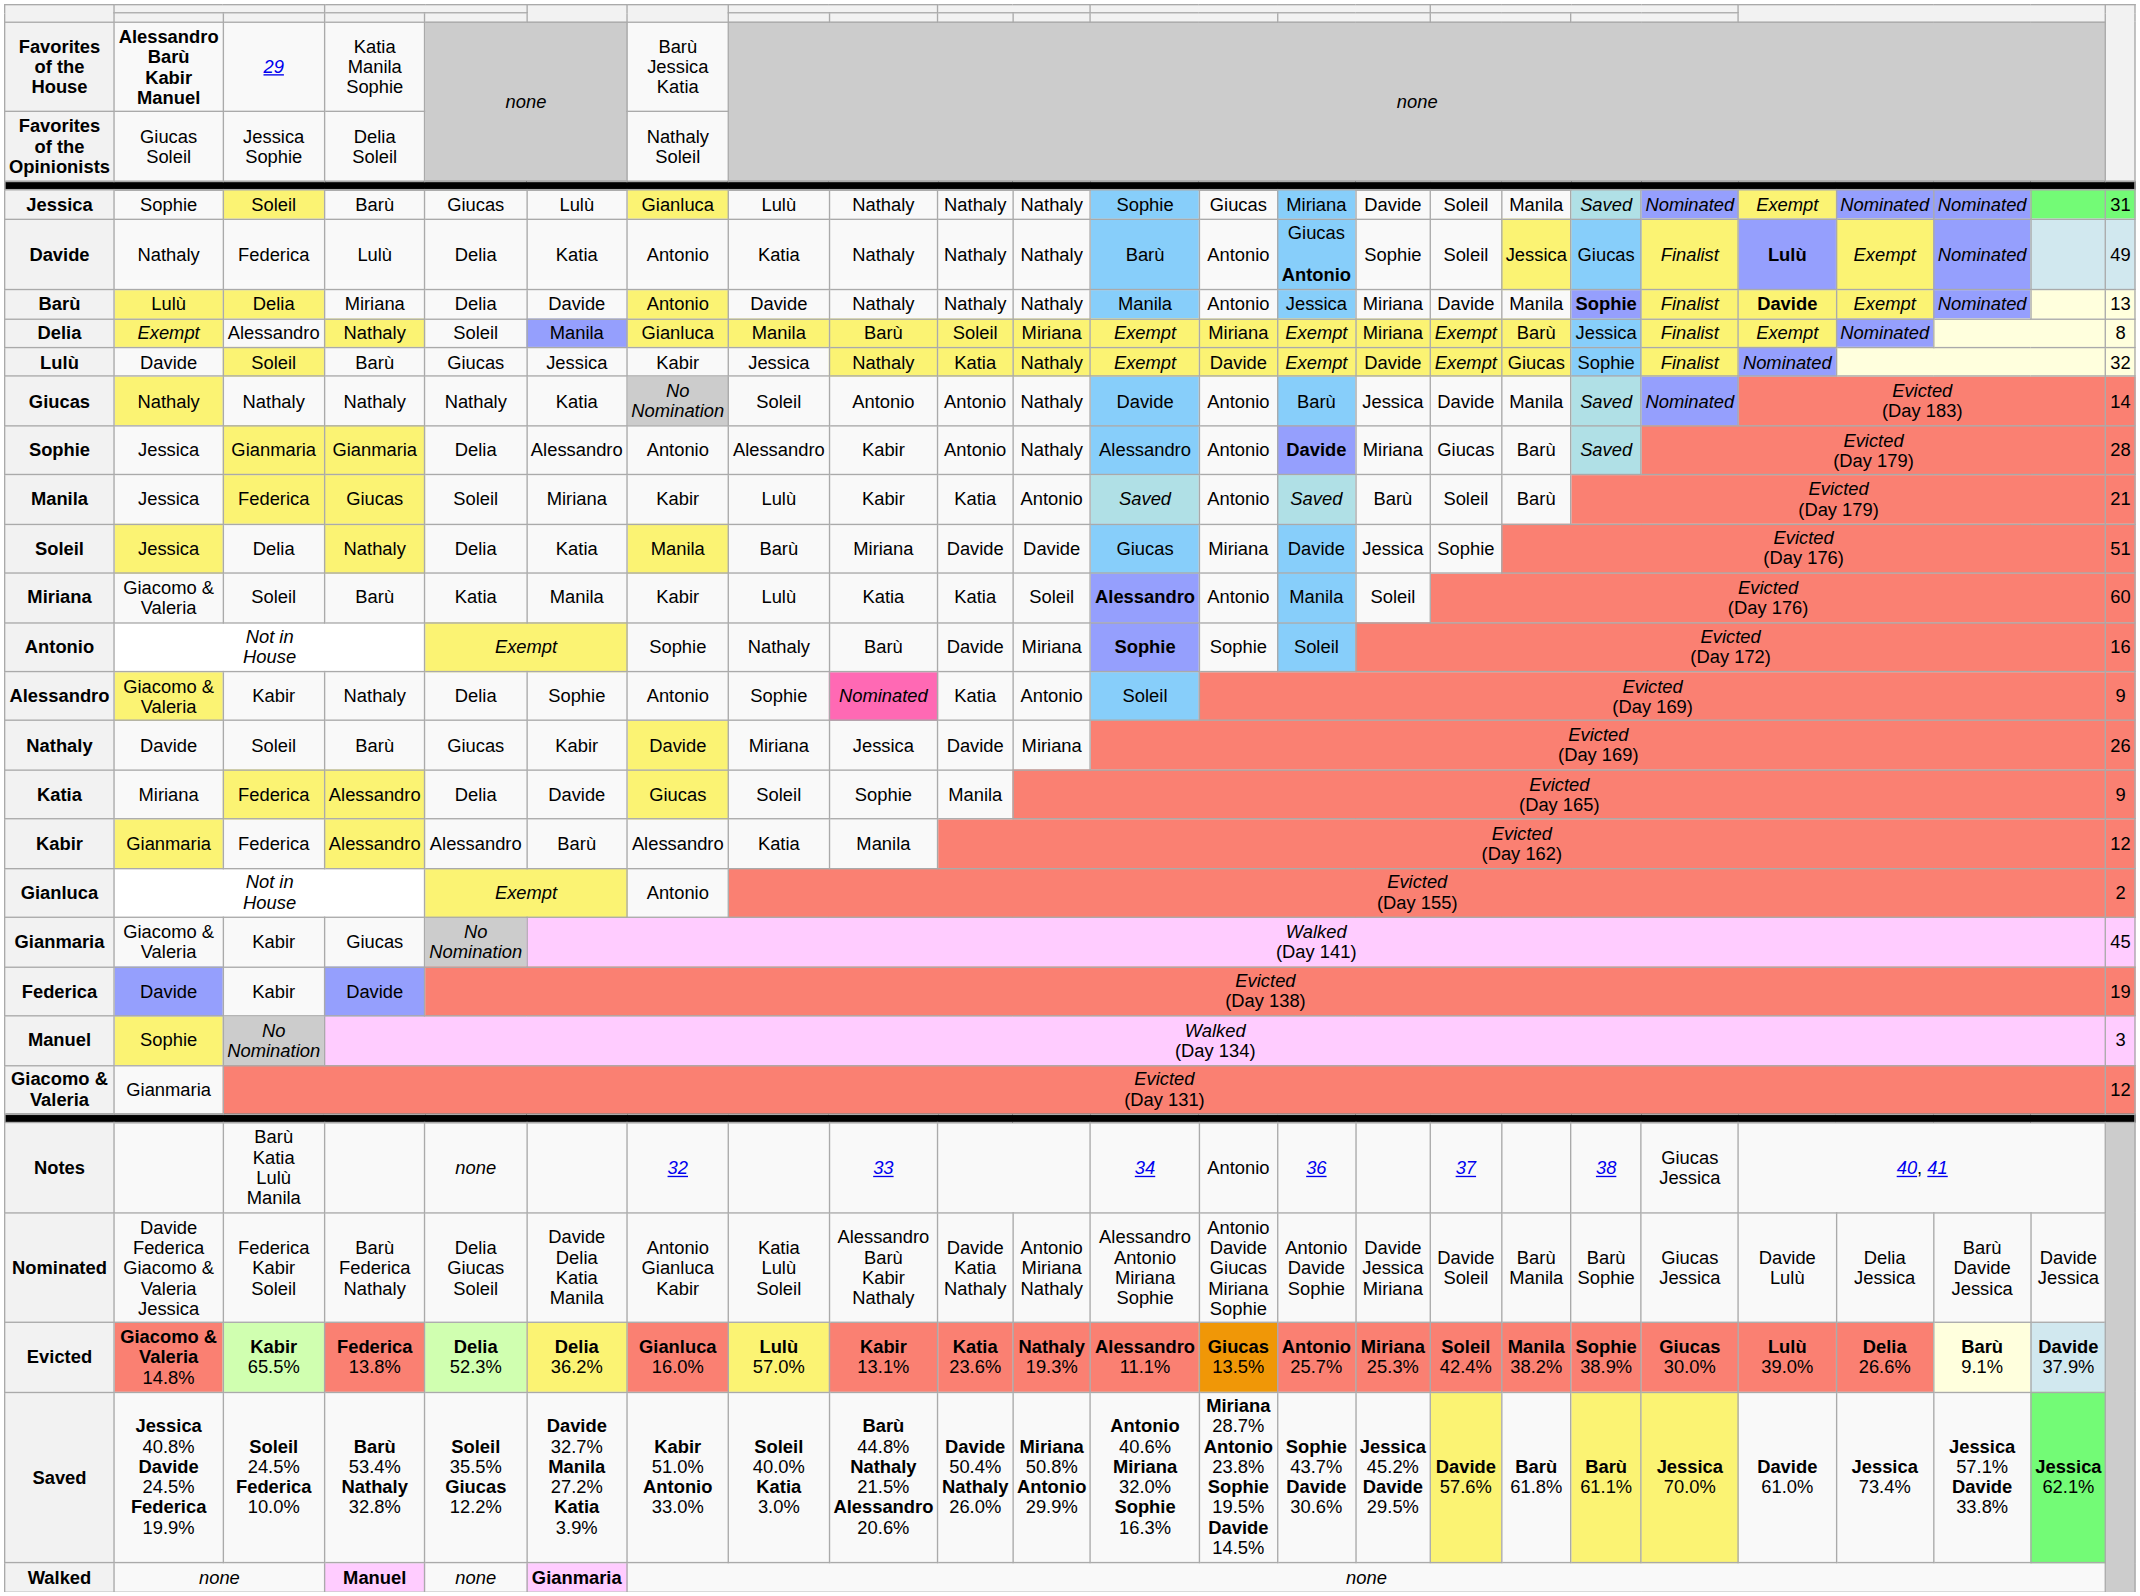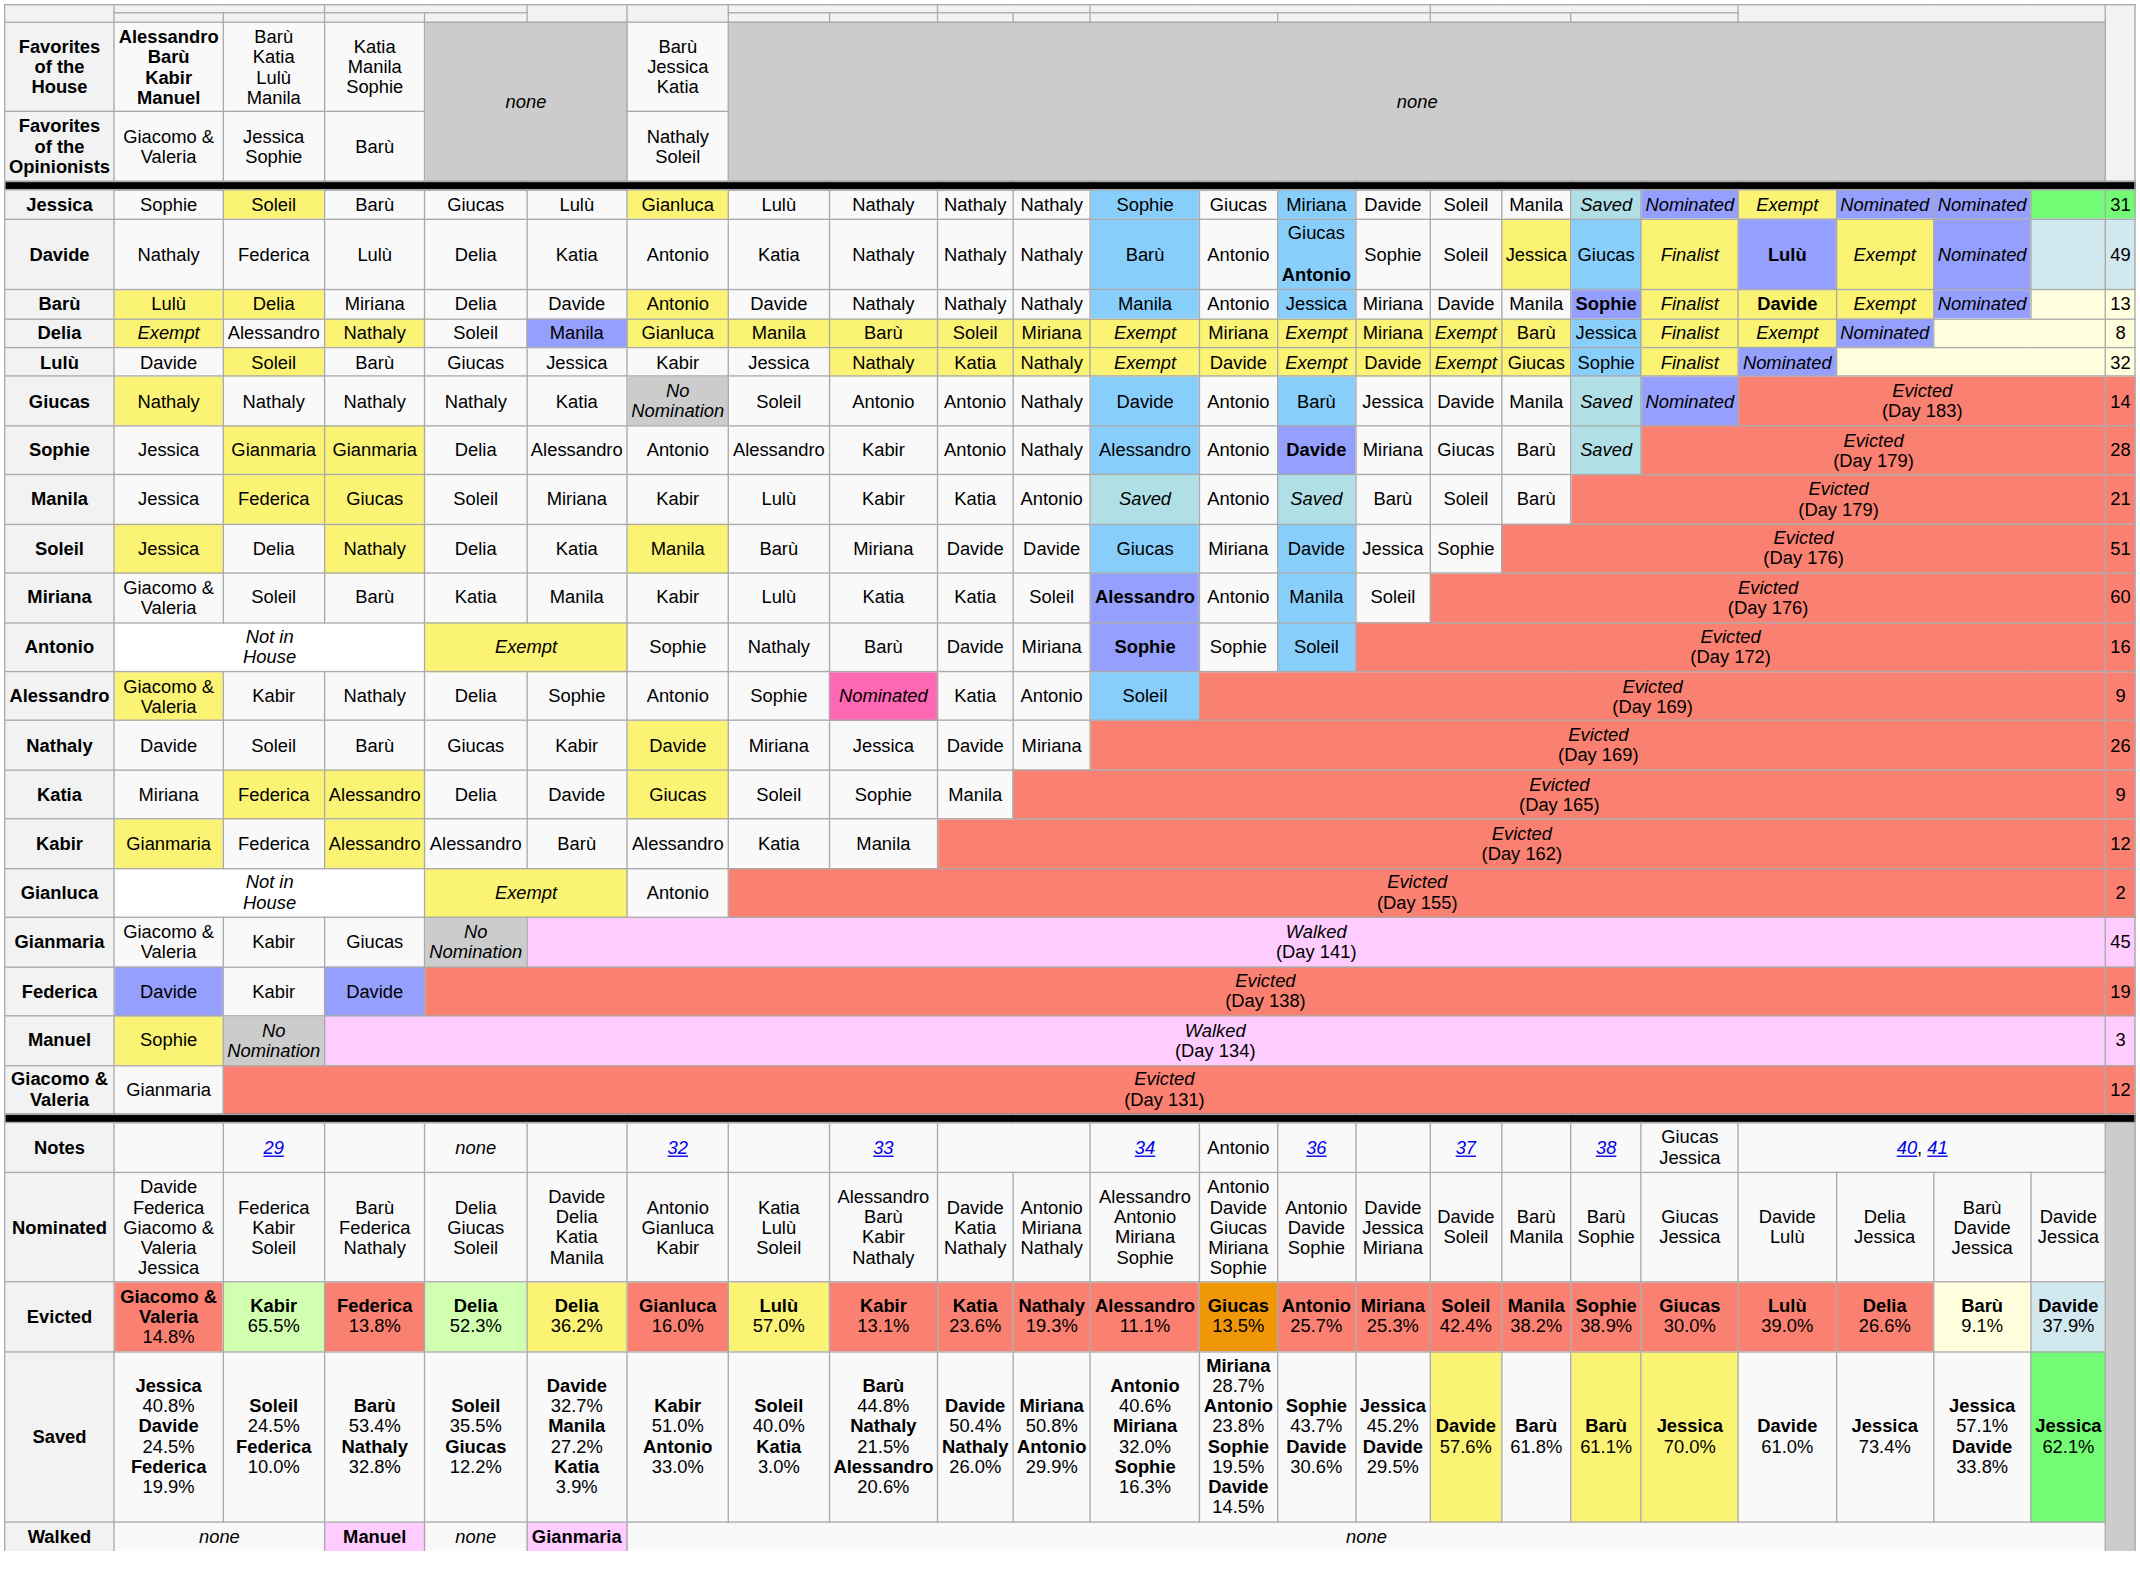(274, 66) 29 -> (274, 66) Barù Katia Lulù Manila
(169, 146) Giucas Soleil -> (169, 146) Giacomo & Valeria
(375, 146) Delia Soleil -> (375, 146) Barù
(274, 1167) Barù Katia Lulù Manila -> (274, 1147) 29
